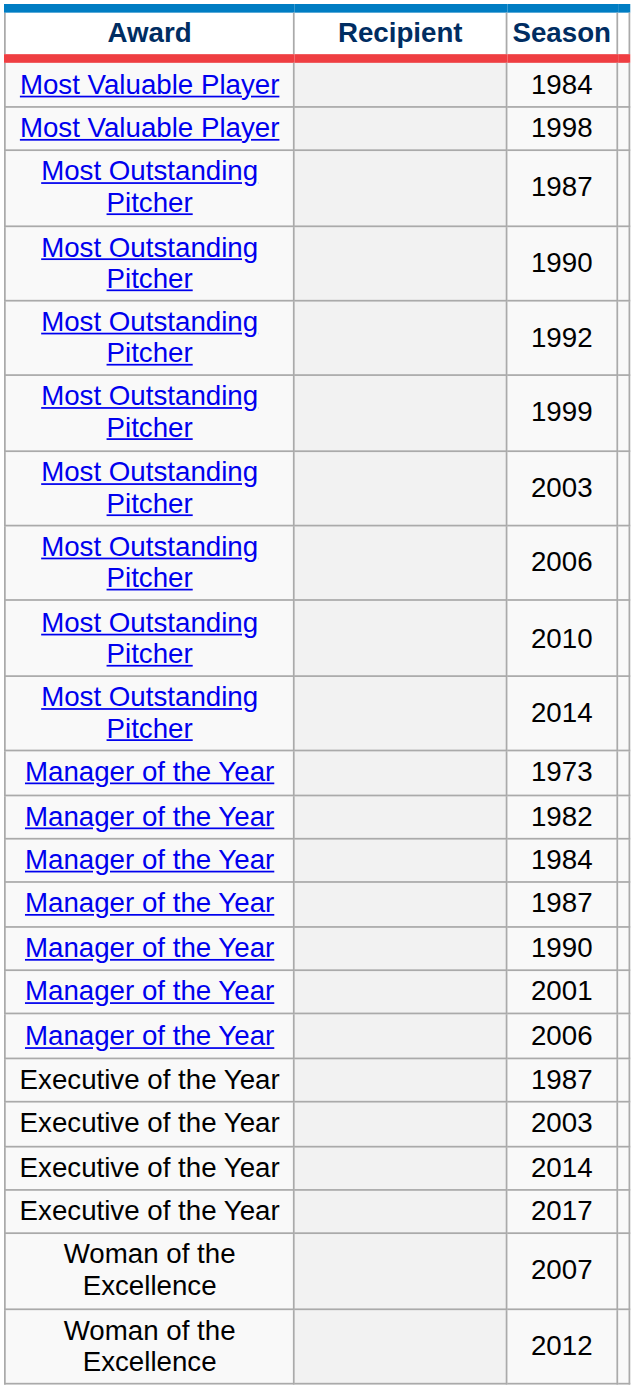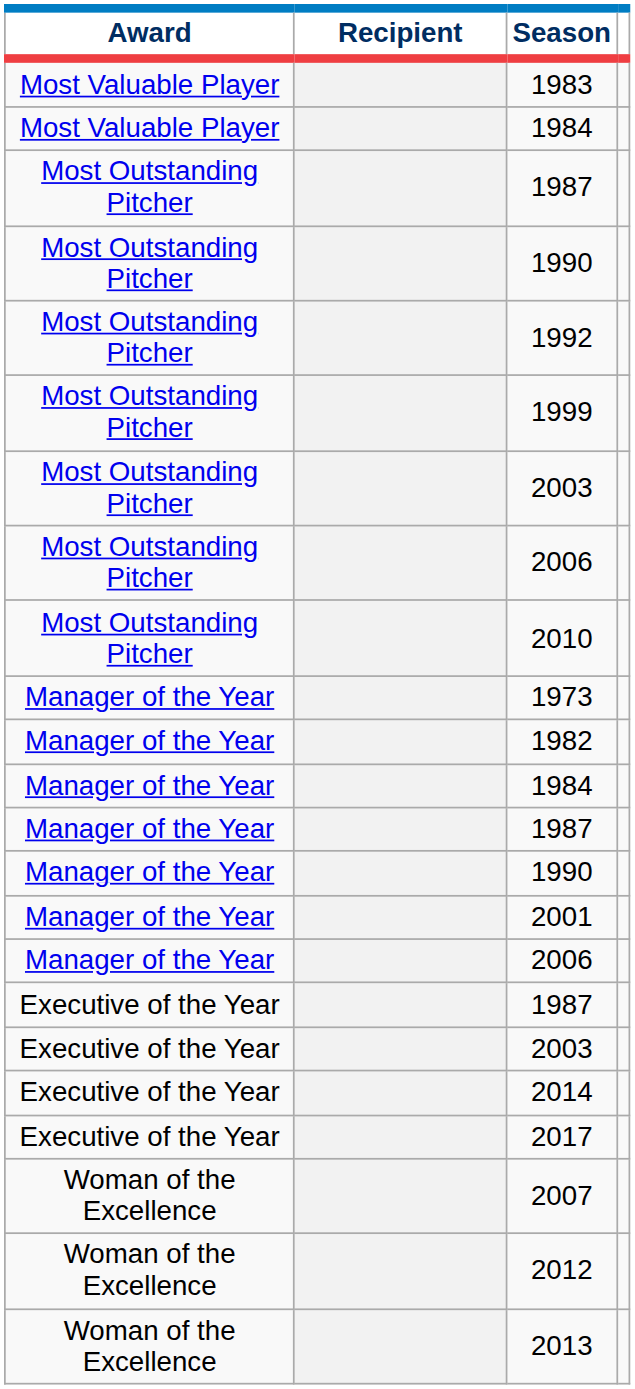+ row: (150, 84)
- row: (150, 128)
- row: (150, 712)
+ row: (150, 1345)
